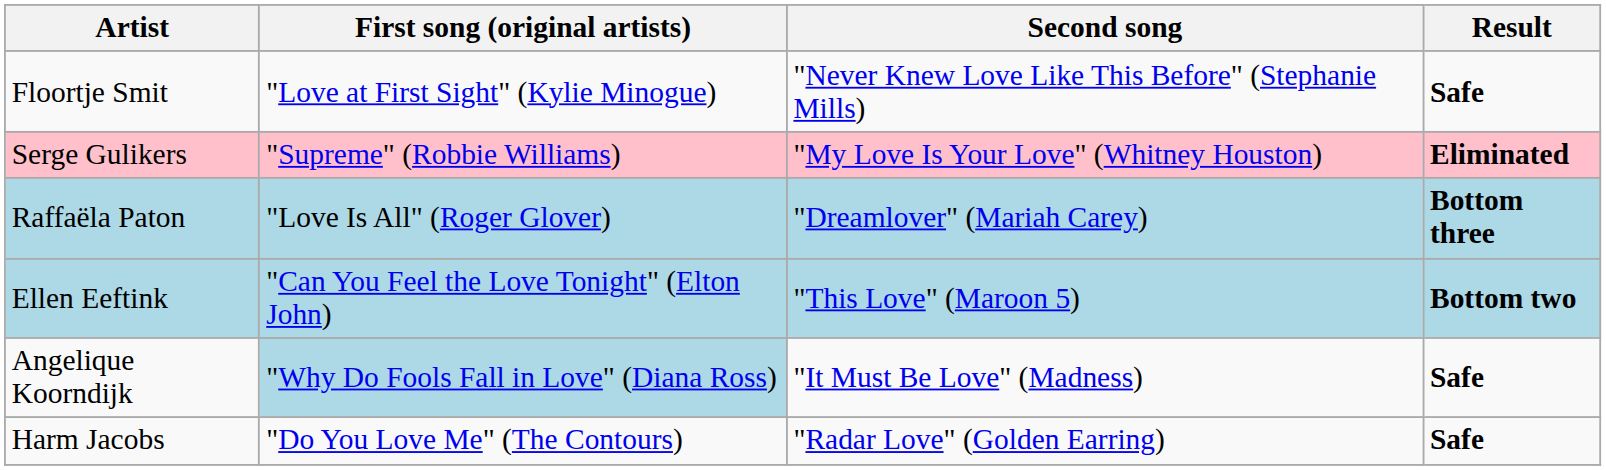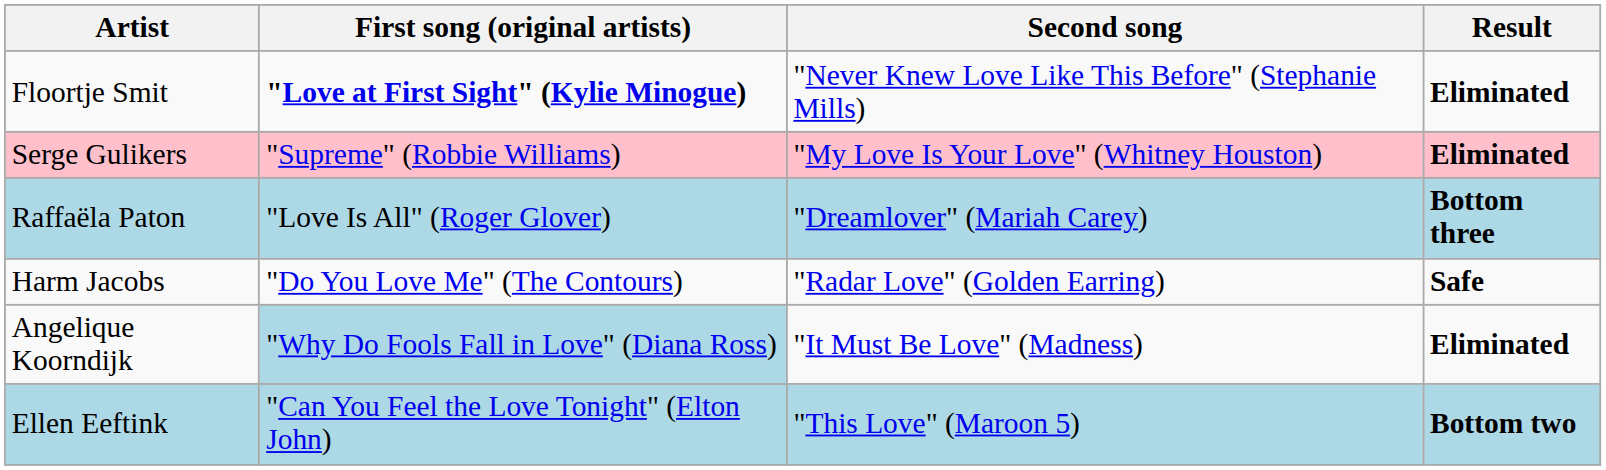(491, 91) normal -> (506, 91) bold
(1457, 91) Safe -> (1500, 91) Eliminated
rows swapped: (90, 297) <-> (88, 440)
(1457, 377) Safe -> (1500, 344) Eliminated
